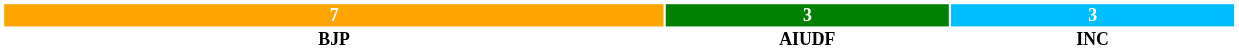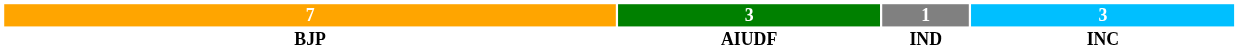+ column: (926, 15)
